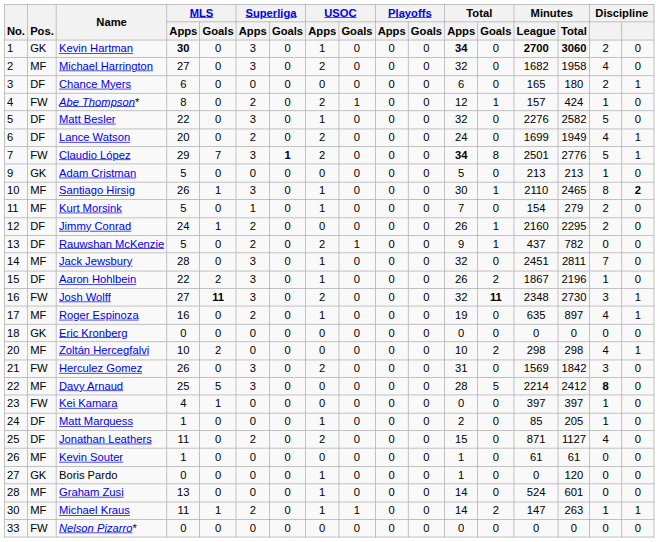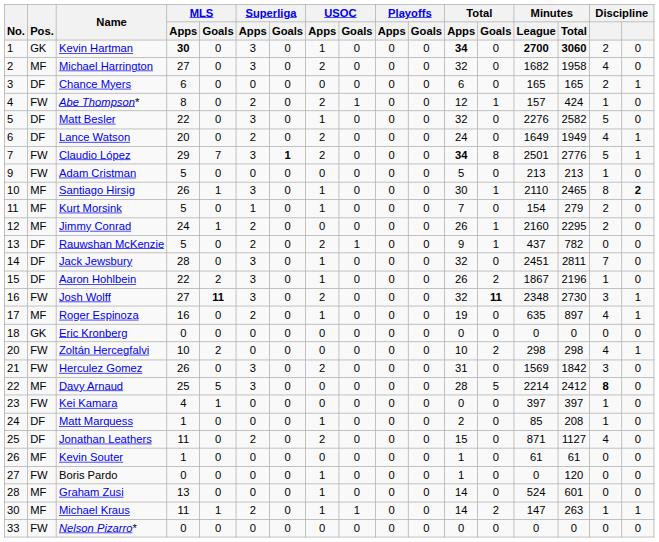(574, 84) 180 -> (574, 84) 165
(536, 137) 1699 -> (536, 137) 1649
(38, 173) GK -> (39, 173) FW
(38, 226) DF -> (38, 226) MF
(38, 262) MF -> (38, 262) DF
(38, 350) MF -> (39, 350) FW
(574, 421) 205 -> (574, 421) 208
(38, 475) GK -> (39, 475) FW
